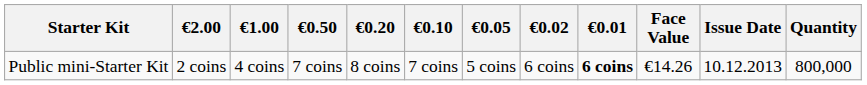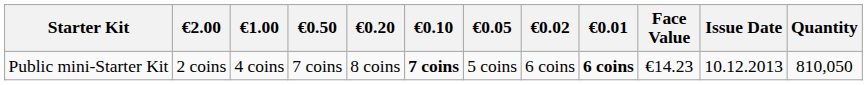(433, 65) normal -> (434, 65) bold
(668, 65) €14.26 -> (669, 65) €14.23
(823, 65) 800,000 -> (824, 65) 810,050
